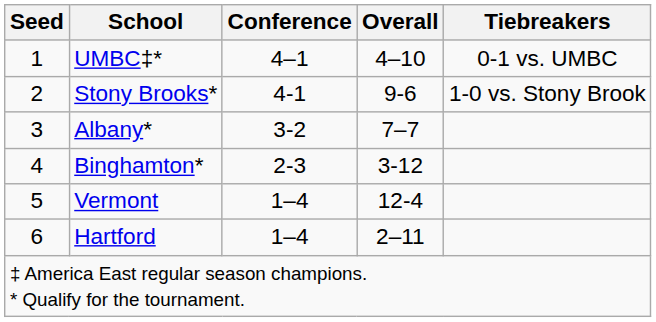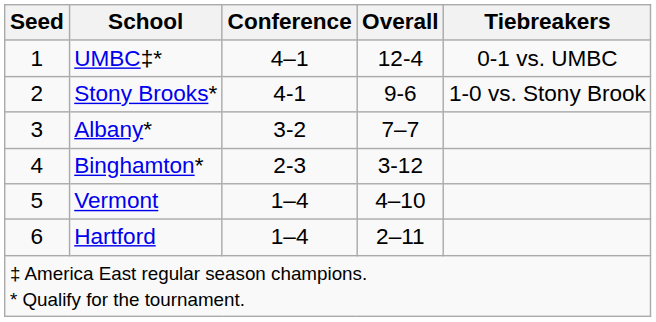(400, 58) 4–10 -> (400, 58) 12-4
(400, 201) 12-4 -> (400, 201) 4–10
